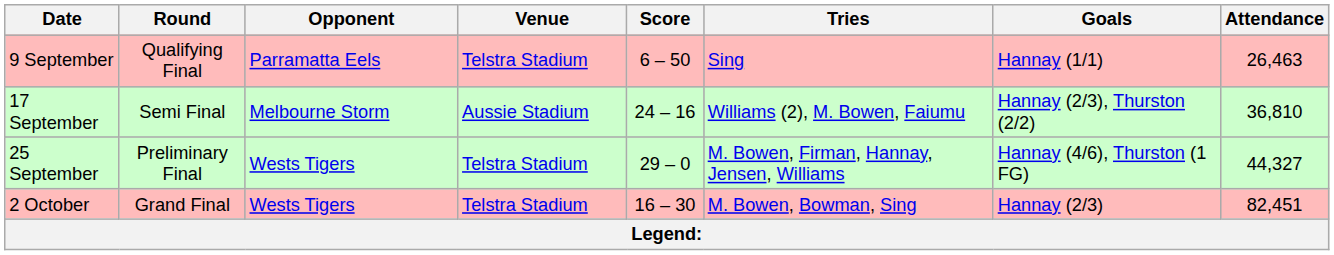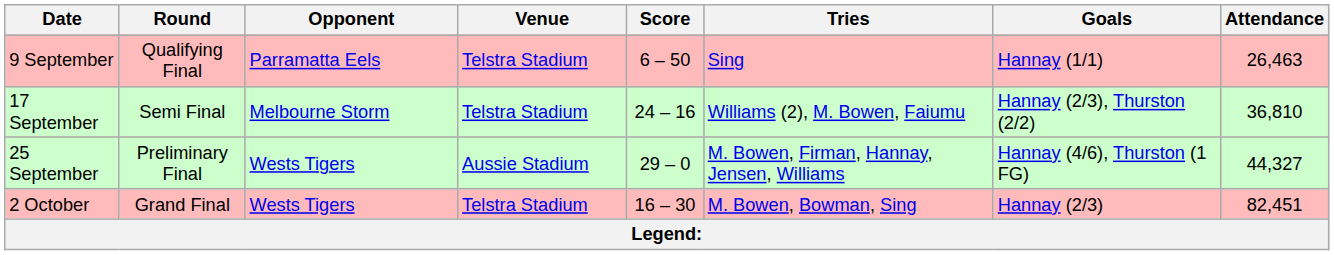(525, 112) Aussie Stadium -> (525, 112) Telstra Stadium
(525, 163) Telstra Stadium -> (525, 163) Aussie Stadium
